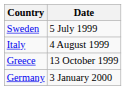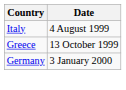- row: (23, 28)
